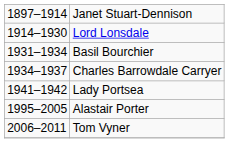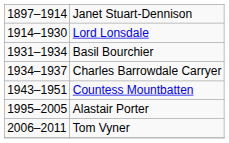- row: (108, 90)
+ row: (133, 90)
